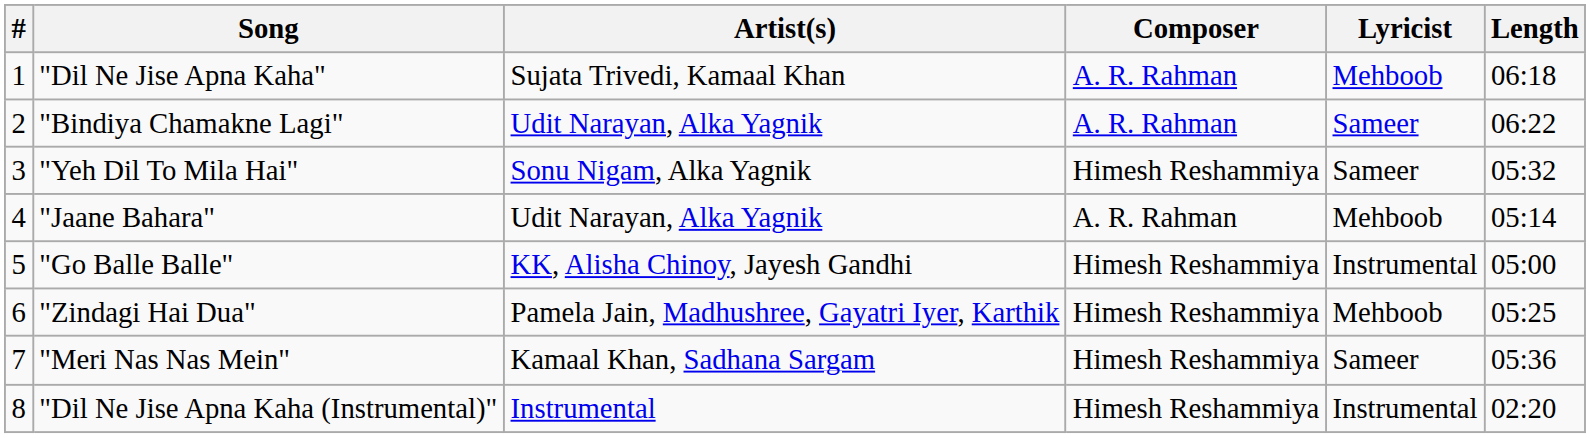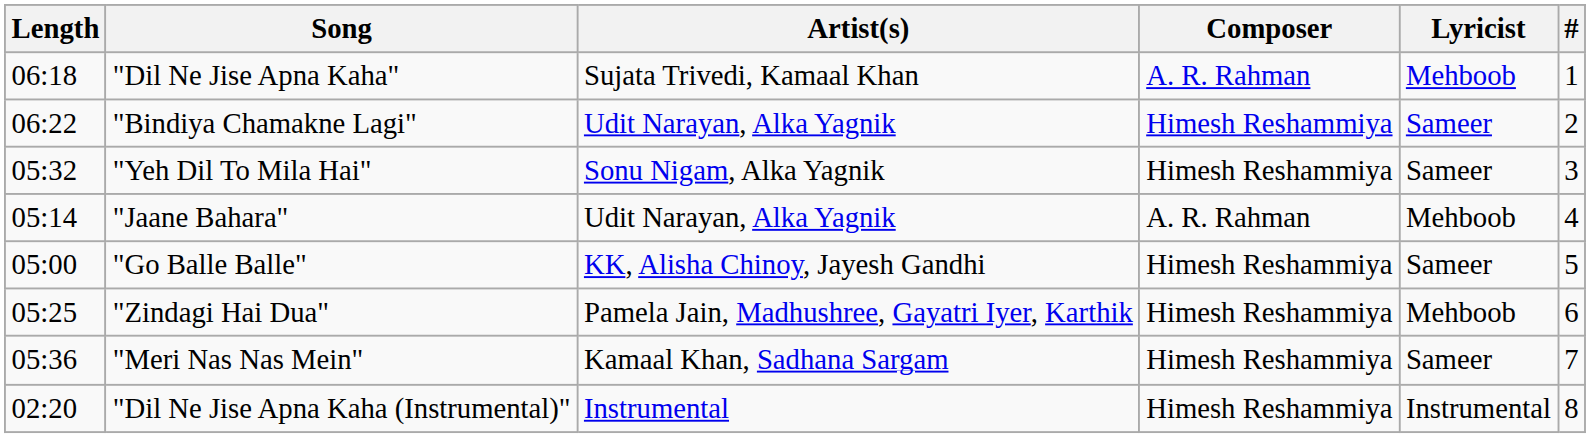columns swapped: (19, 28) <-> (1535, 28)
(1155, 123) A. R. Rahman -> (1269, 123) Himesh Reshammiya
(1405, 265) Instrumental -> (1449, 265) Sameer
